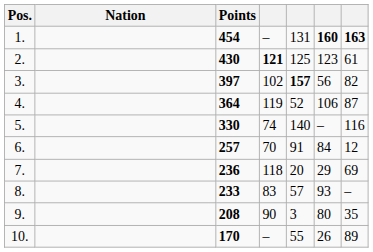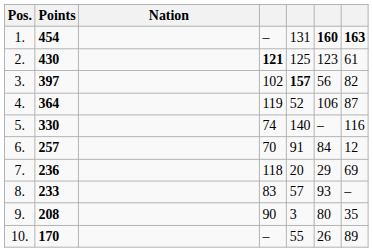columns swapped: (125, 15) <-> (237, 15)
